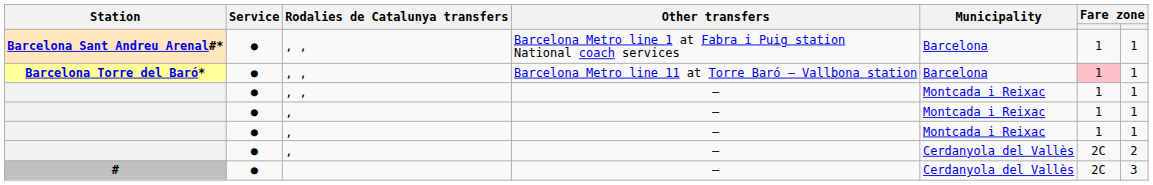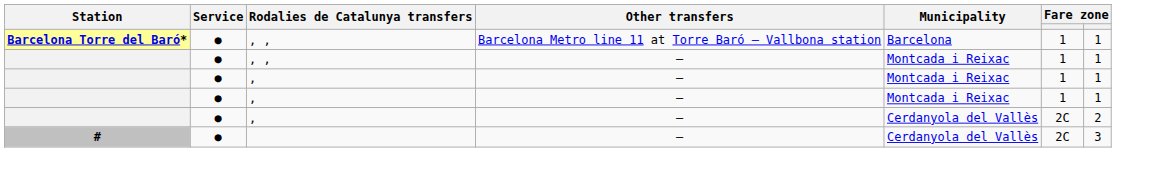- row: (115, 46)
(1099, 73) pink background -> (1063, 39) no background
